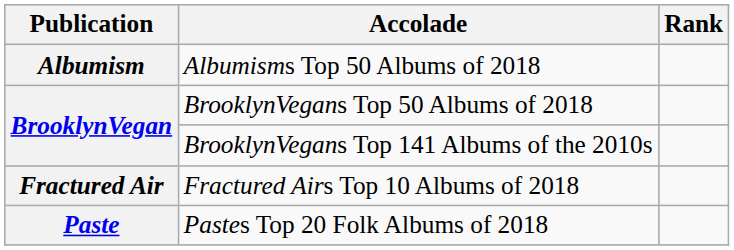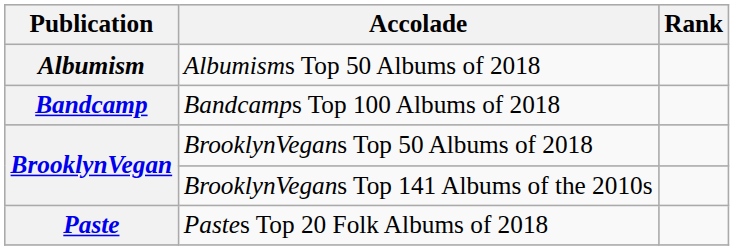+ row: (372, 104)
- row: (381, 184)
